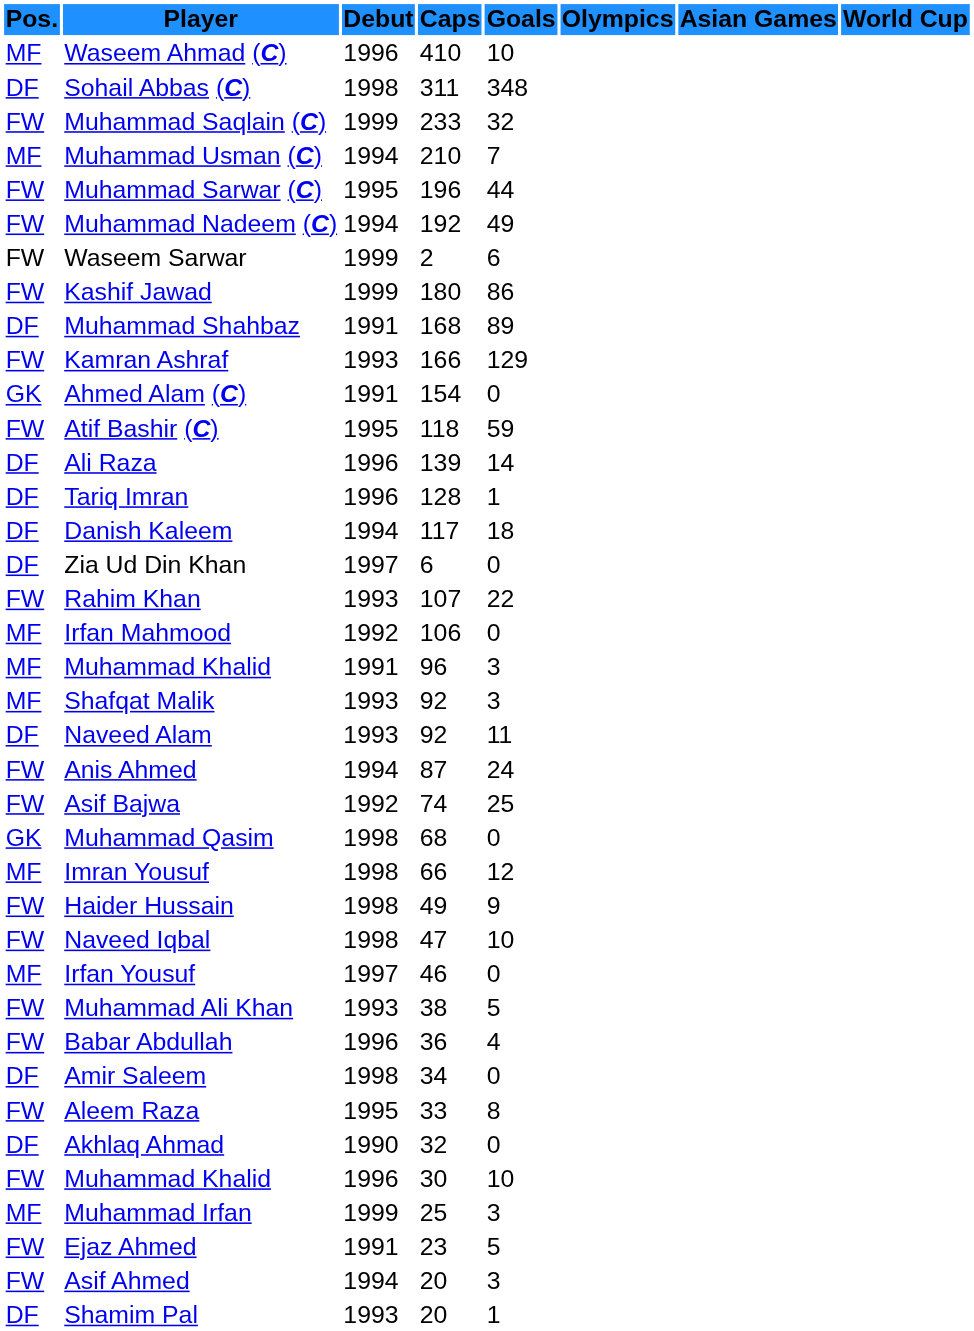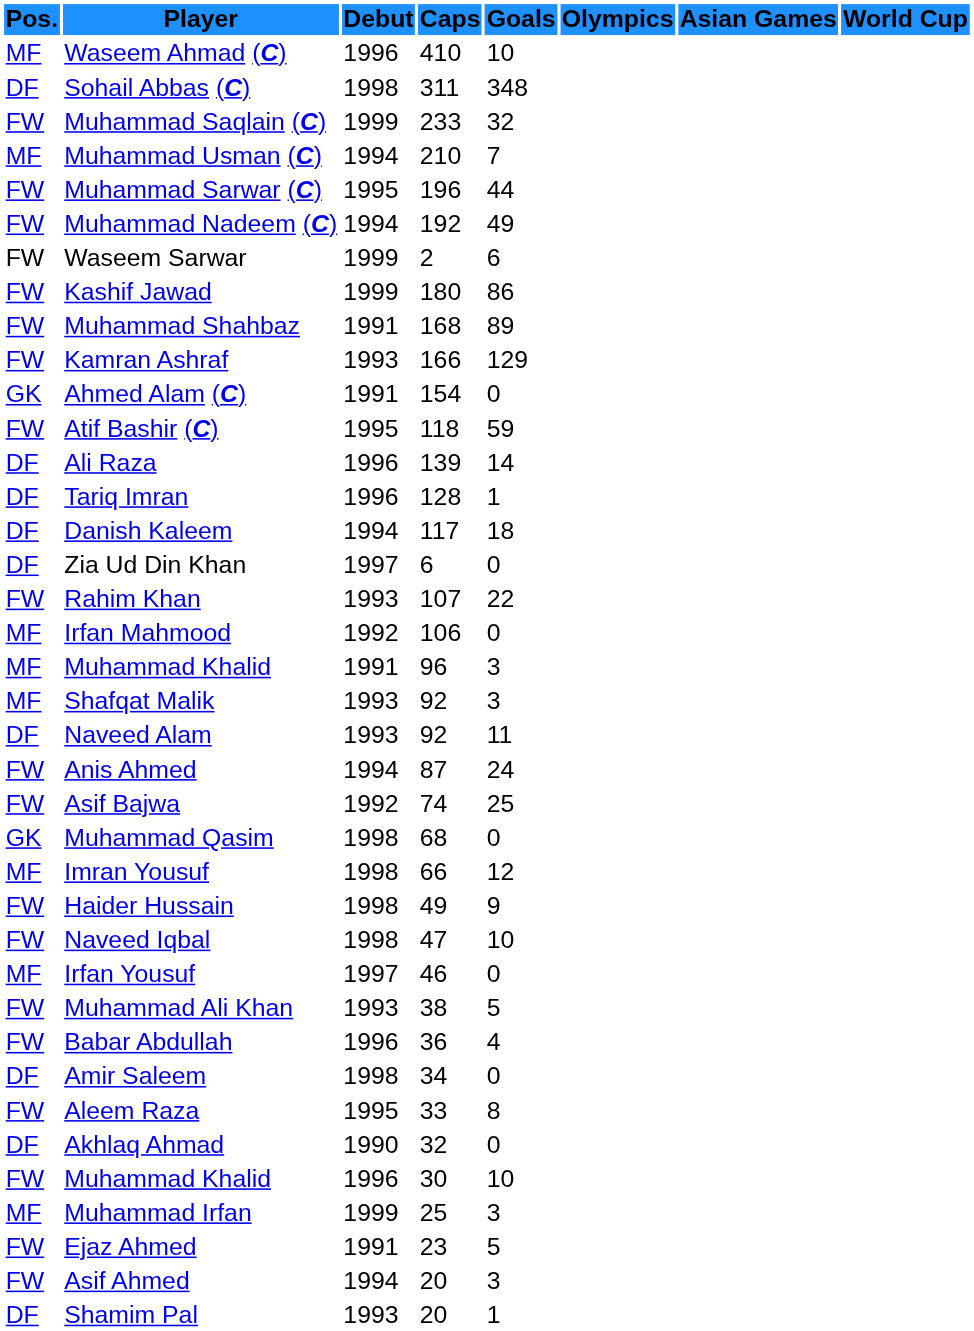(22, 326) DF -> (25, 326) FW
